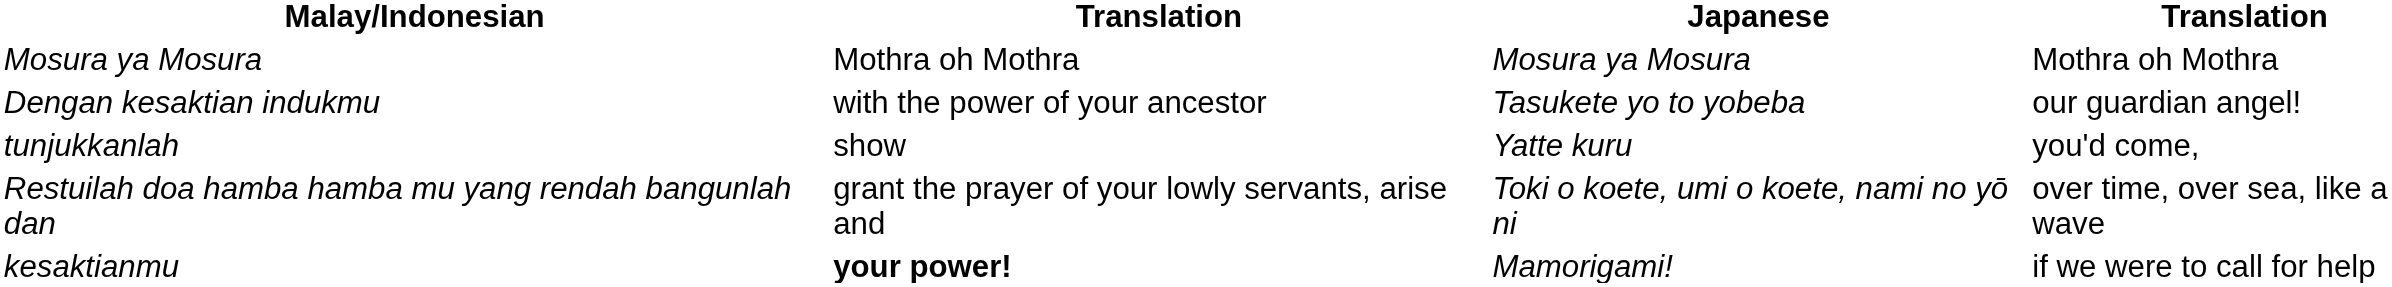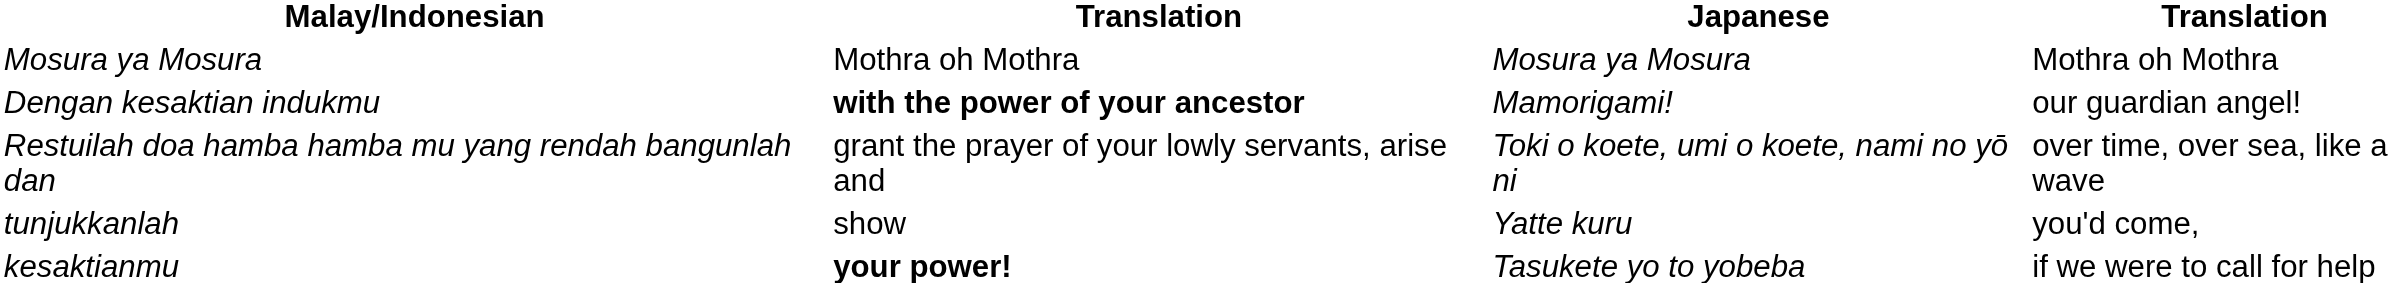(1050, 102) normal -> (1069, 102) bold
(1649, 102) Tasukete yo to yobeba -> (1583, 102) Mamorigami!
rows swapped: (398, 206) <-> (91, 145)
(1583, 266) Mamorigami! -> (1649, 266) Tasukete yo to yobeba
